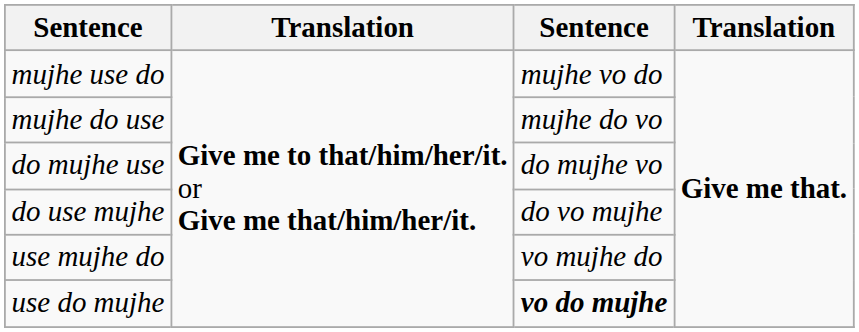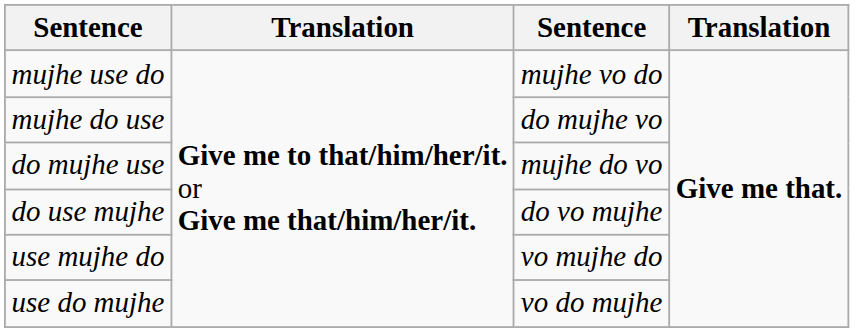(592, 119) mujhe do vo -> (592, 119) do mujhe vo
(592, 165) do mujhe vo -> (592, 165) mujhe do vo
(594, 303) bold -> (592, 303) normal
